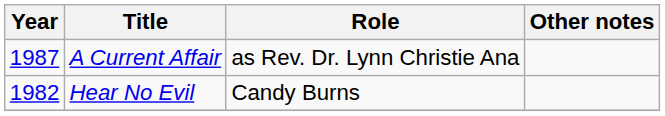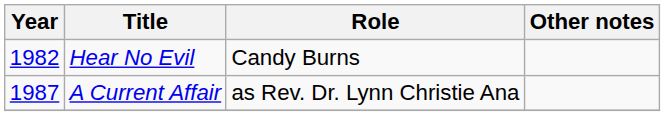rows swapped: (132, 92) <-> (145, 57)
